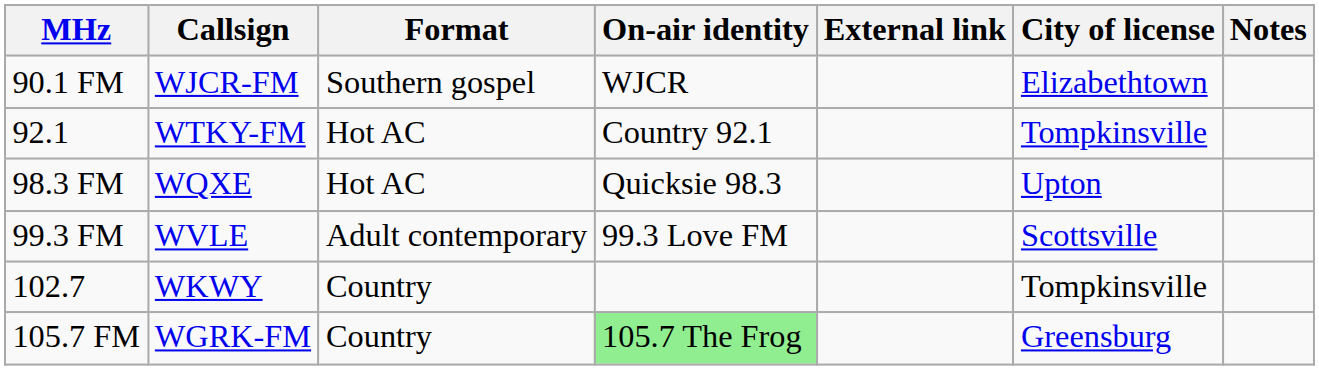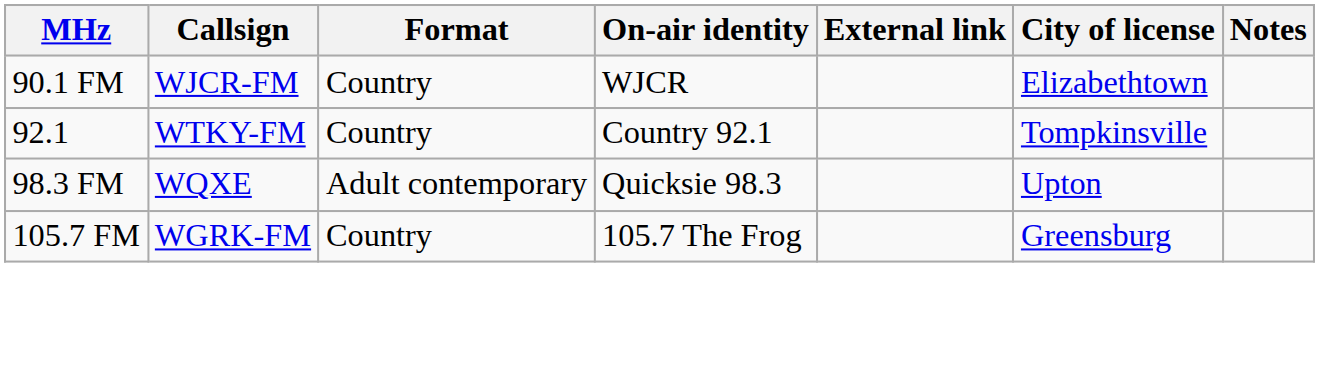(431, 81) Southern gospel -> (379, 81) Country
(376, 132) Hot AC -> (379, 132) Country
(376, 183) Hot AC -> (457, 183) Adult contemporary
- row: (68, 235)
- row: (49, 286)
(702, 337) lightgreen background -> (702, 235) no background
